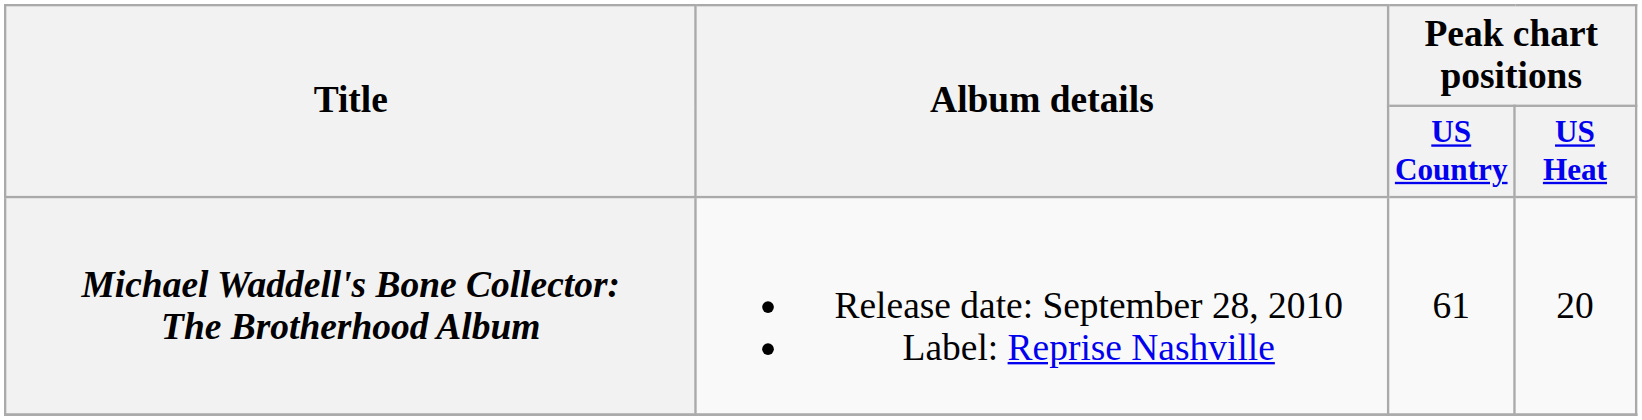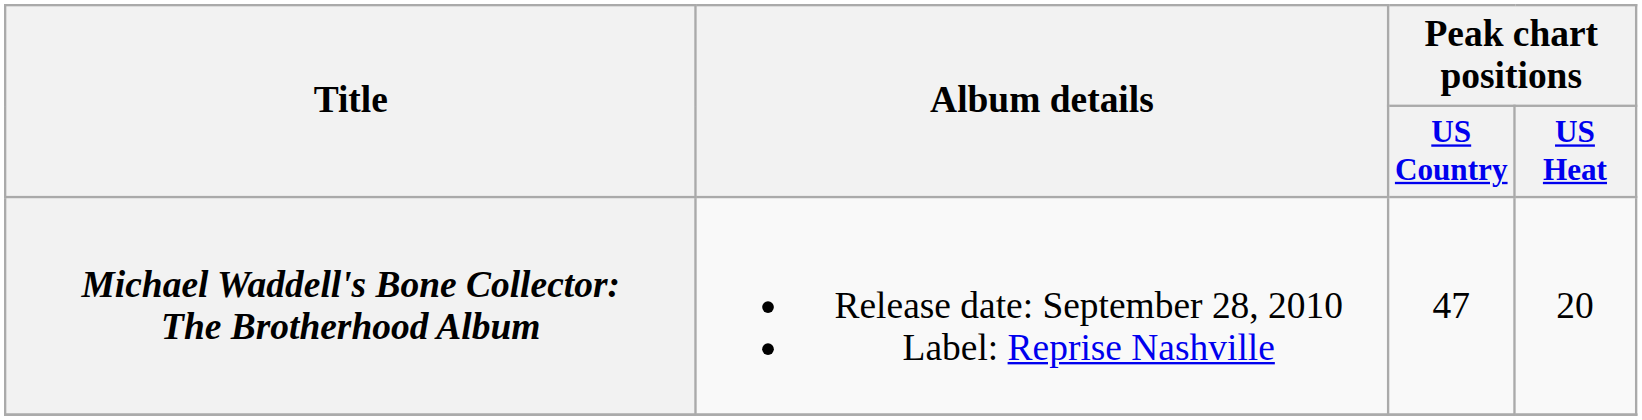(1451, 304) 61 -> (1451, 304) 47
